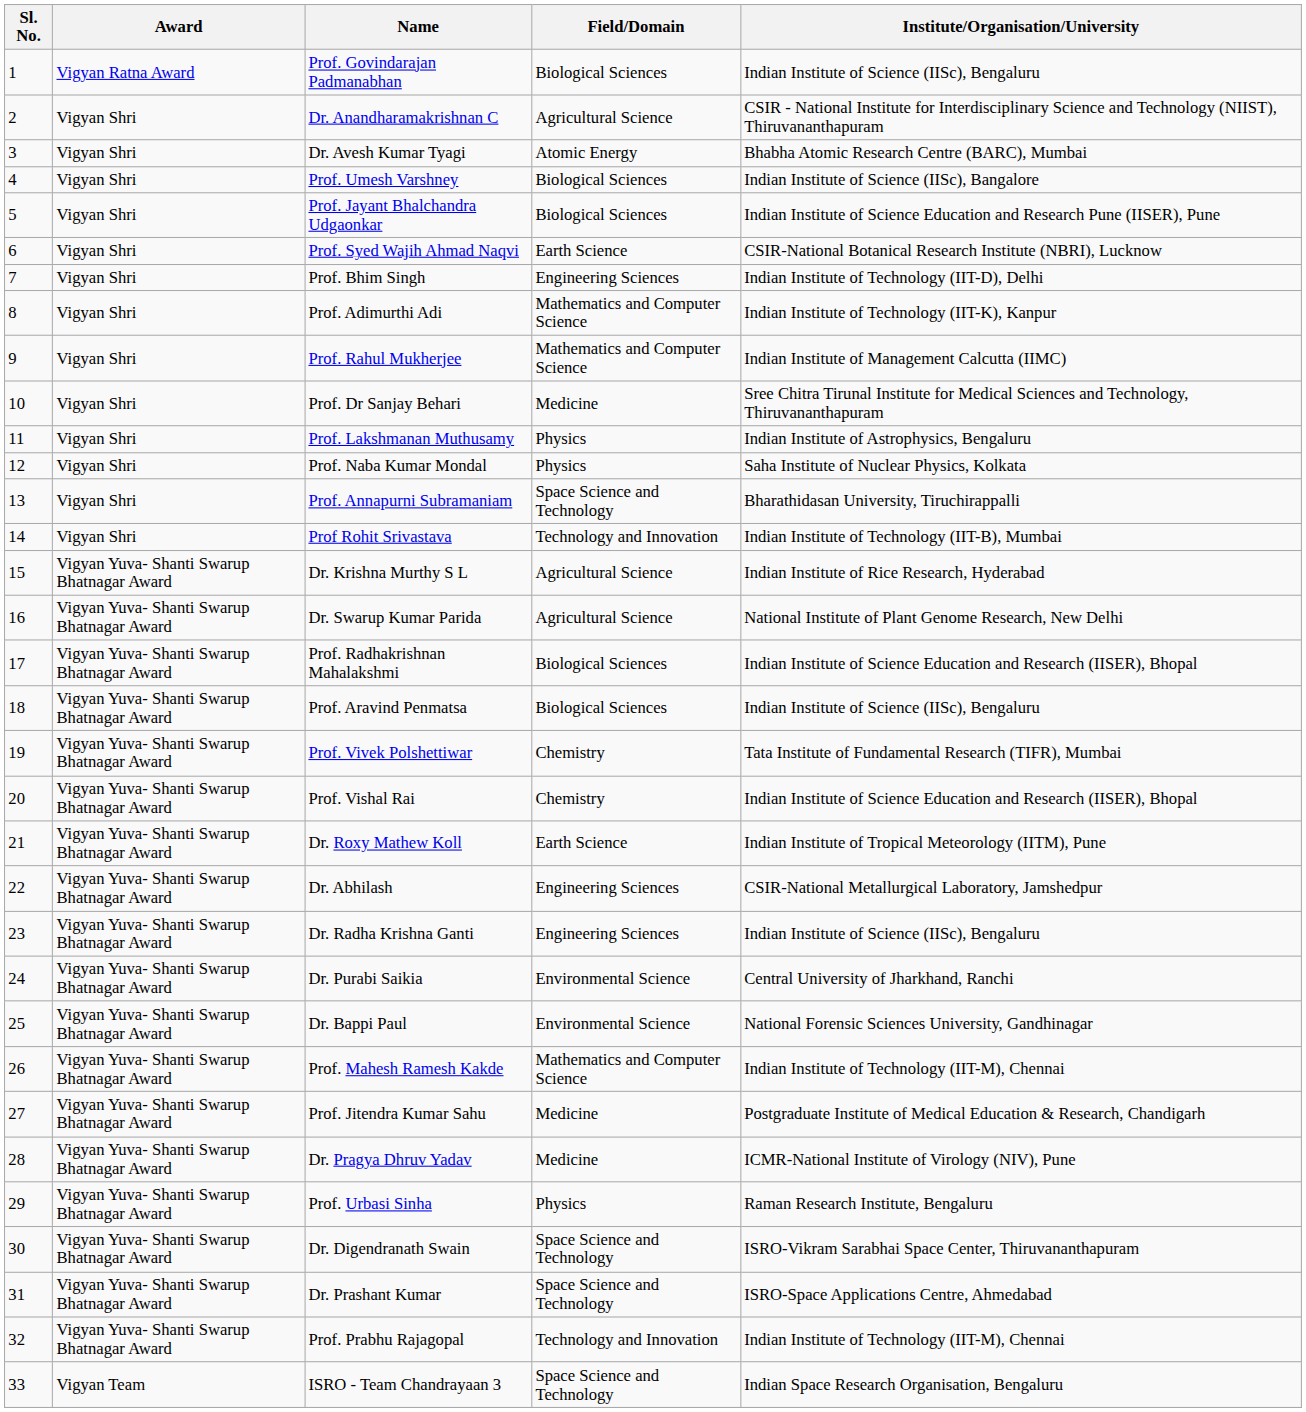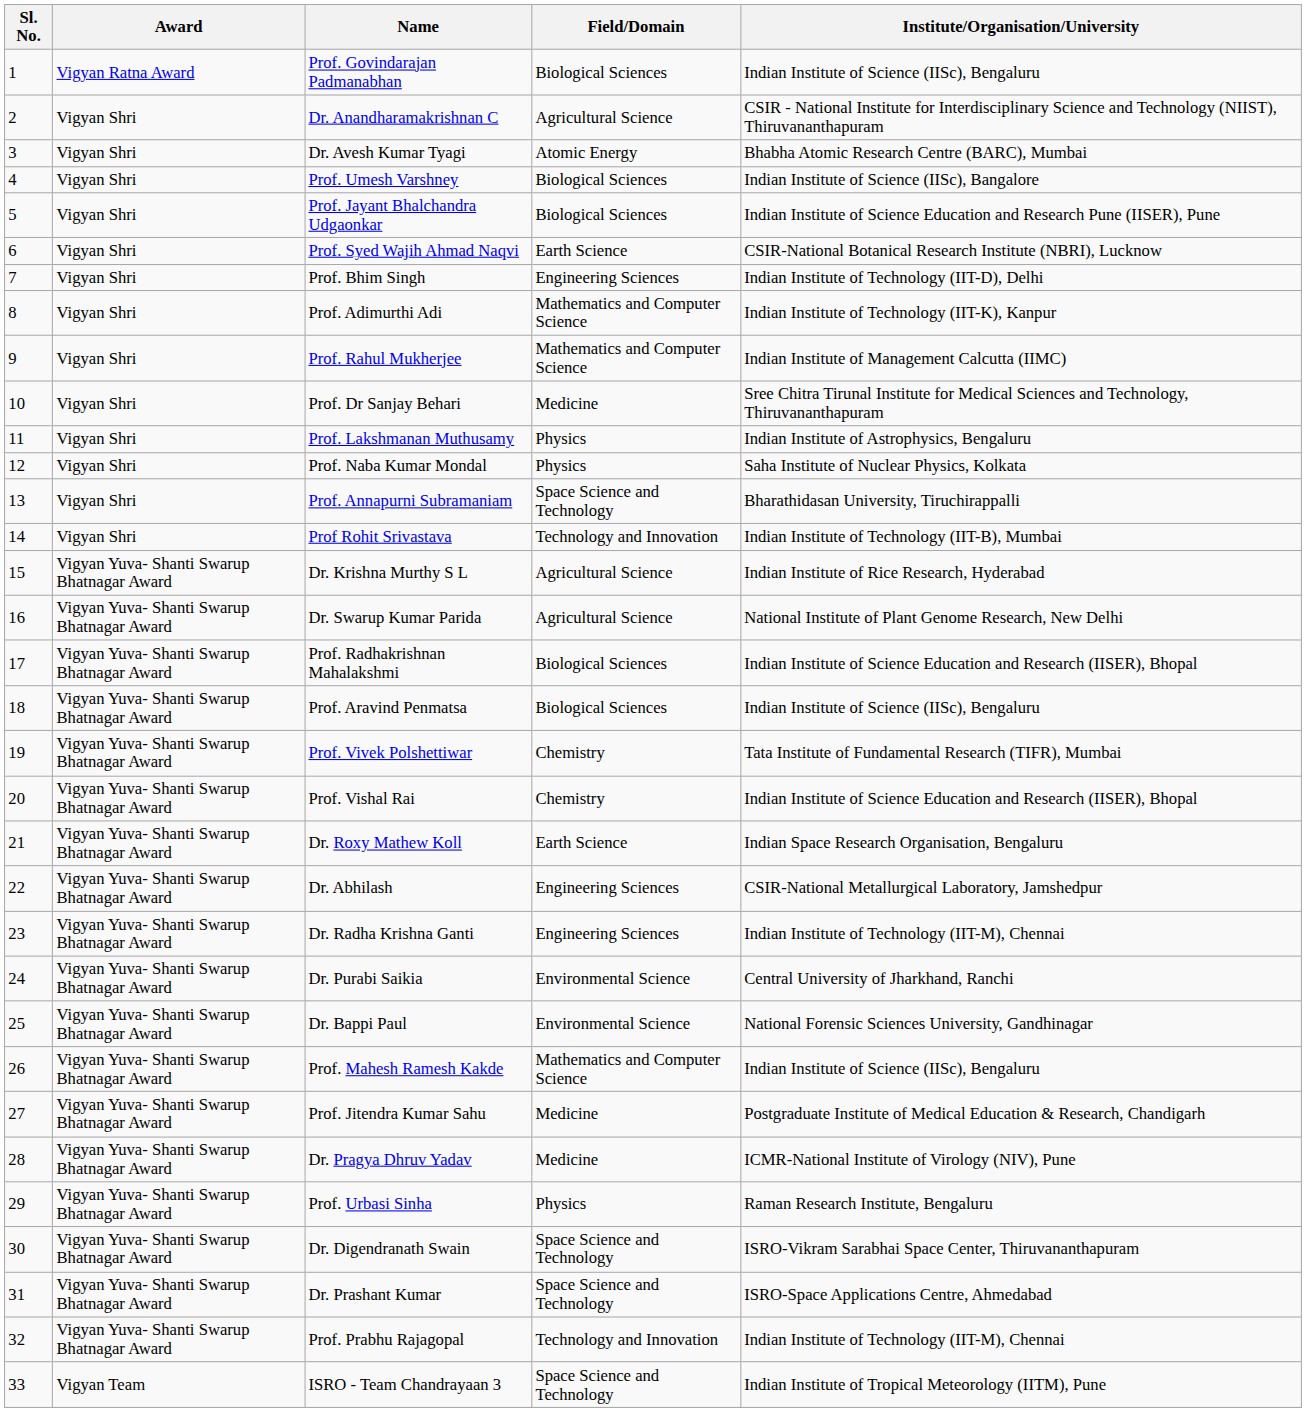(925, 843) Indian Institute of Tropical Meteorology (IITM), Pune -> (904, 843) Indian Space Research Organisation, Bengaluru
(892, 933) Indian Institute of Science (IISc), Bengaluru -> (904, 933) Indian Institute of Technology (IIT-M), Chennai
(904, 1068) Indian Institute of Technology (IIT-M), Chennai -> (892, 1068) Indian Institute of Science (IISc), Bengaluru
(904, 1384) Indian Space Research Organisation, Bengaluru -> (925, 1384) Indian Institute of Tropical Meteorology (IITM), Pune
